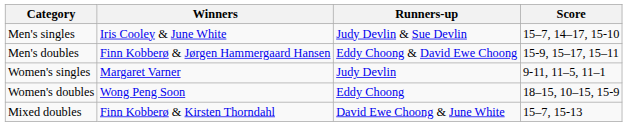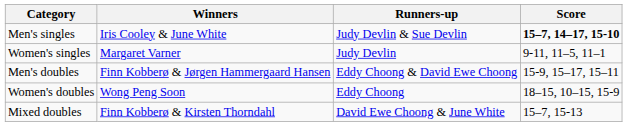(571, 33) normal -> (571, 33) bold
rows swapped: (49, 72) <-> (43, 53)
